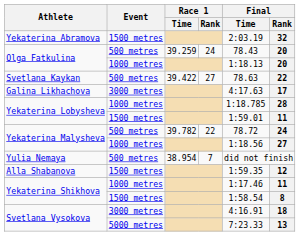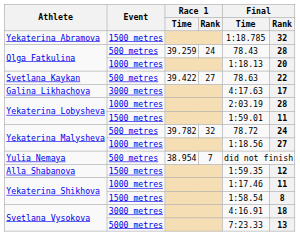(246, 38) 2:03.19 -> (246, 38) 1:18.785
(282, 51) 20 -> (282, 51) 28
(246, 104) 1:18.785 -> (246, 104) 2:03.19
(210, 131) 22 -> (210, 131) 32
